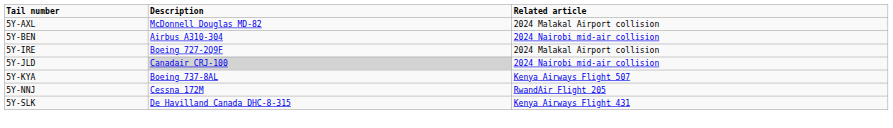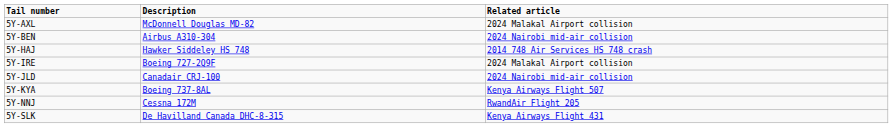+ row: (21, 50)
(189, 63) lightgrey background -> (181, 77) no background
